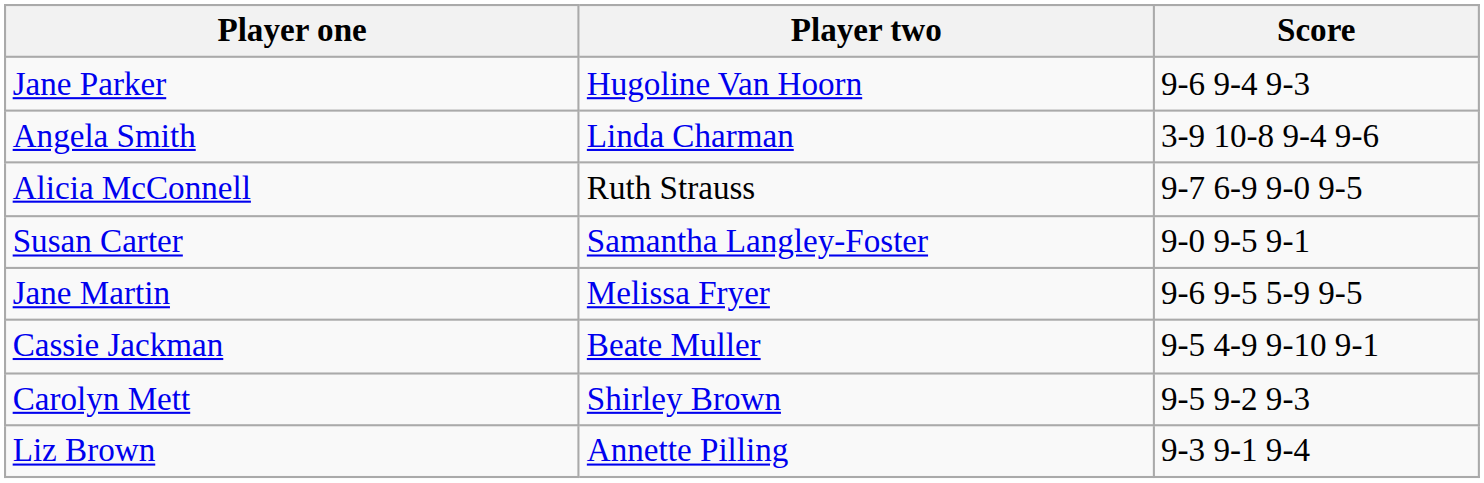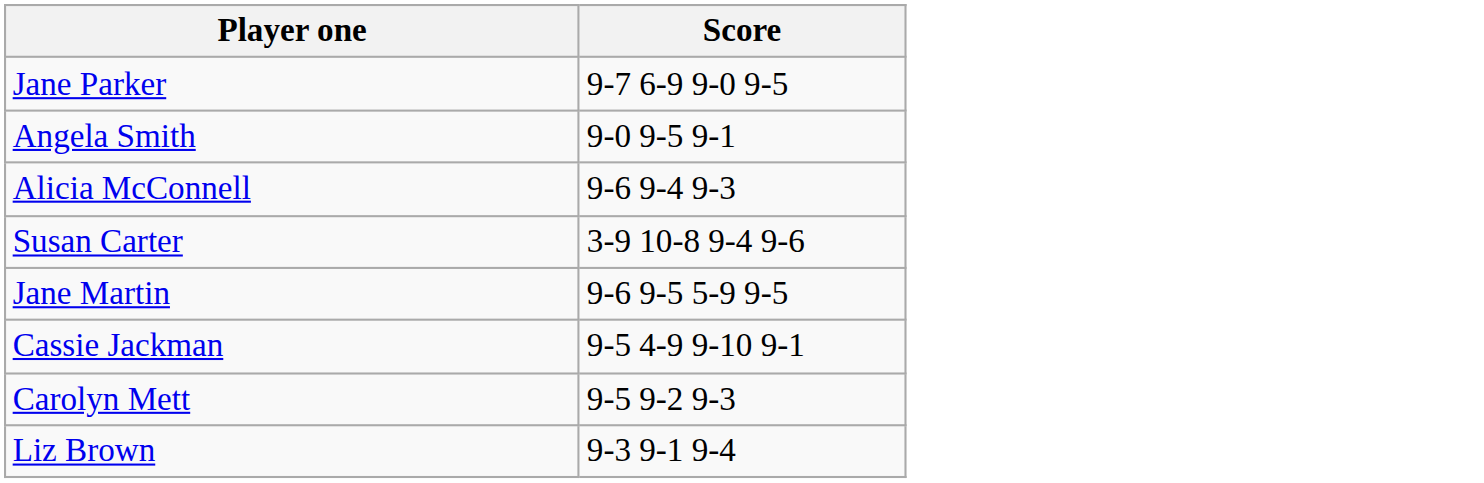- column: (866, 30)
(1236, 83) 9-6 9-4 9-3 -> (688, 83) 9-7 6-9 9-0 9-5
(1270, 135) 3-9 10-8 9-4 9-6 -> (661, 135) 9-0 9-5 9-1
(1262, 188) 9-7 6-9 9-0 9-5 -> (661, 188) 9-6 9-4 9-3
(1236, 240) 9-0 9-5 9-1 -> (696, 240) 3-9 10-8 9-4 9-6
